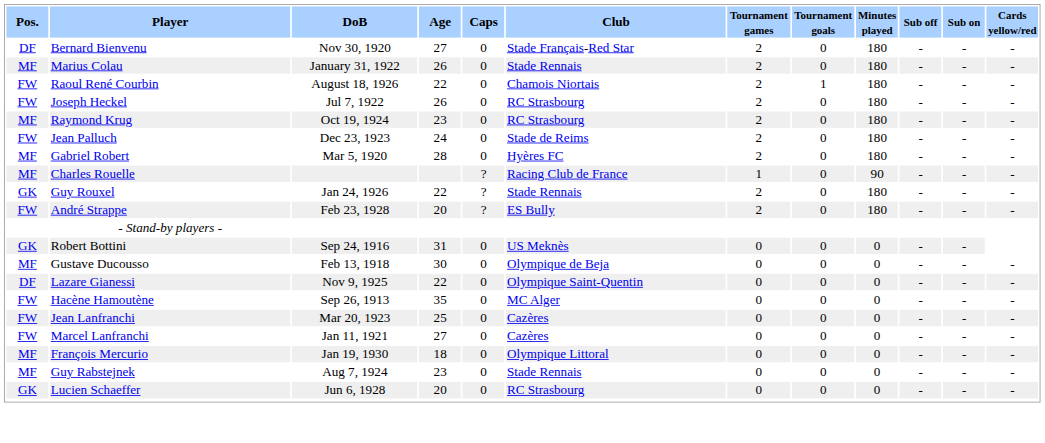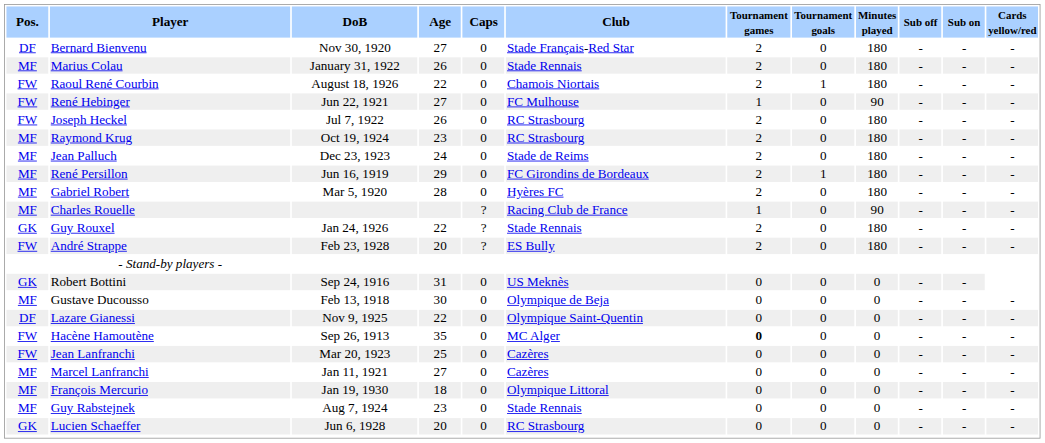+ row: (90, 101)
(27, 137) FW -> (27, 155) MF
+ row: (89, 173)
(759, 300) normal -> (759, 336) bold
(27, 336) FW -> (27, 372) MF
